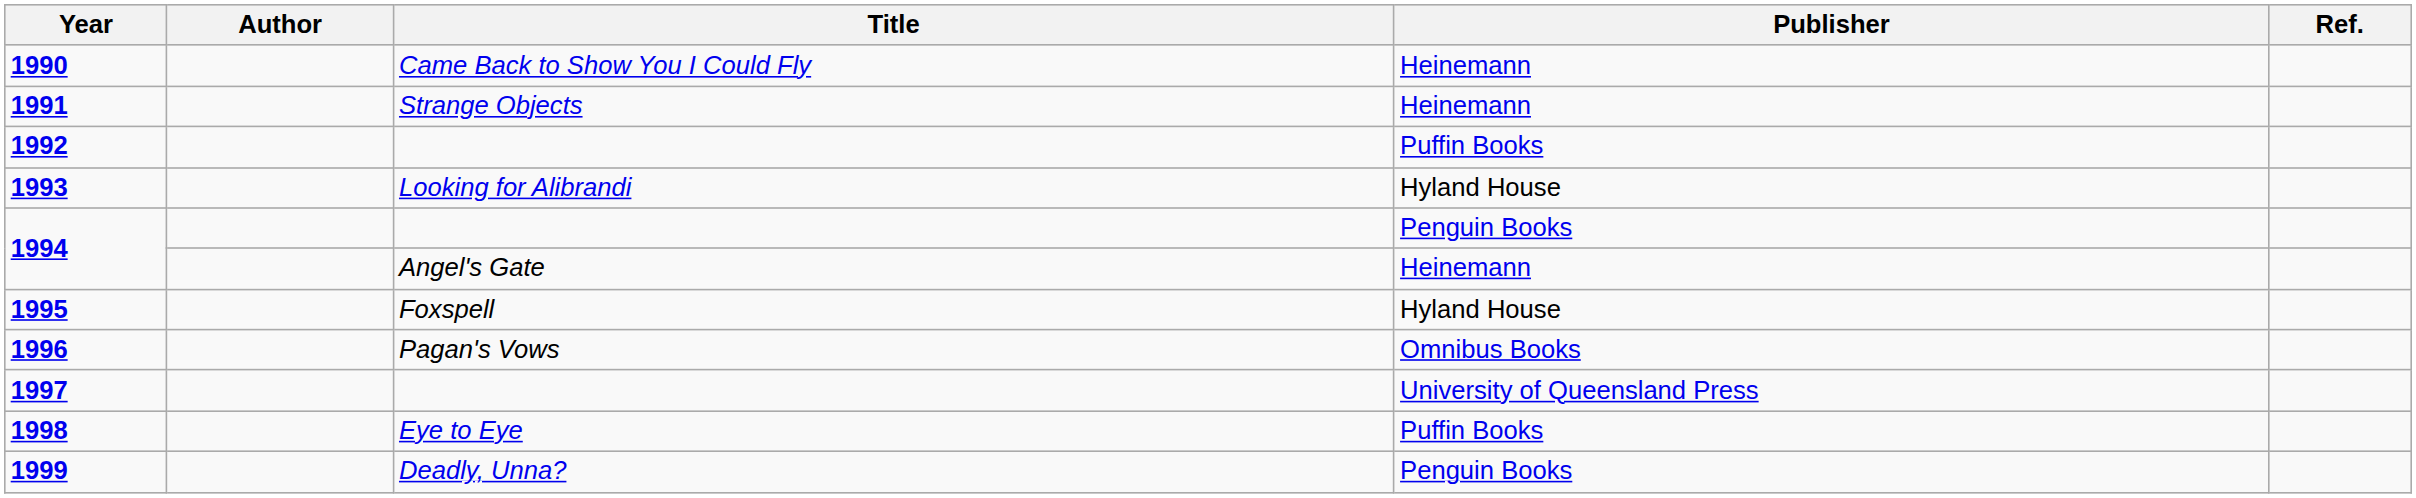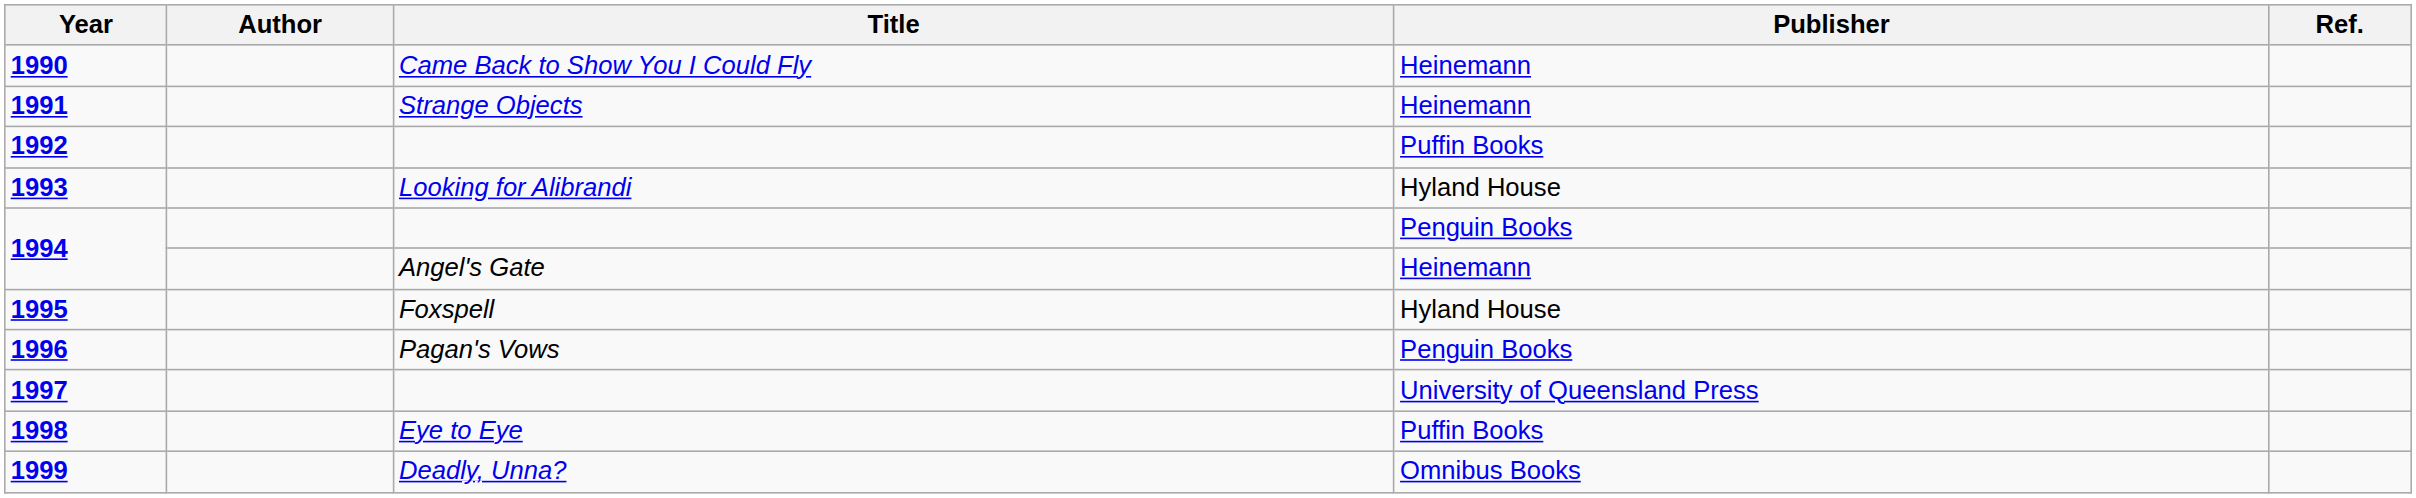(1490, 349) Omnibus Books -> (1486, 349) Penguin Books
(1486, 471) Penguin Books -> (1490, 471) Omnibus Books
